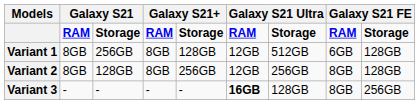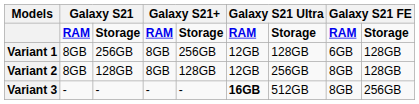(197, 52) 128GB -> (197, 52) 256GB
(290, 52) 512GB -> (290, 52) 128GB
(197, 71) 256GB -> (197, 71) 128GB
(290, 90) 128GB -> (290, 90) 512GB
